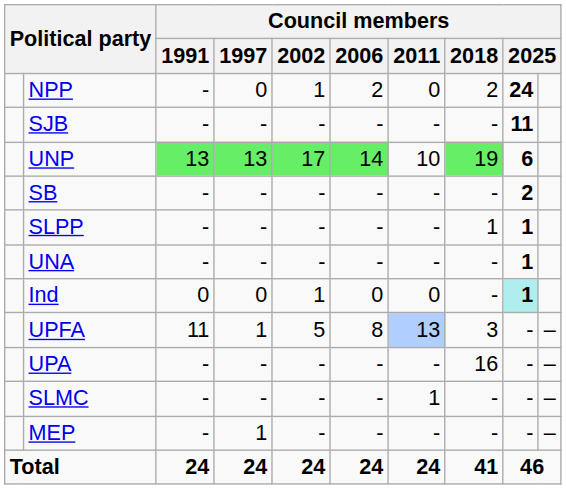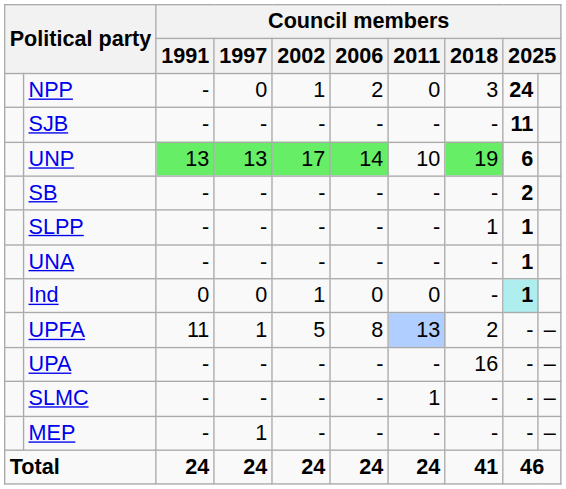(492, 90) 2 -> (492, 90) 3
(492, 329) 3 -> (492, 329) 2
